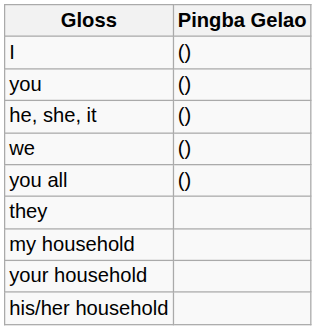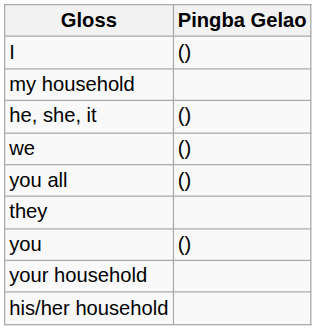rows swapped: (26, 84) <-> (72, 244)
